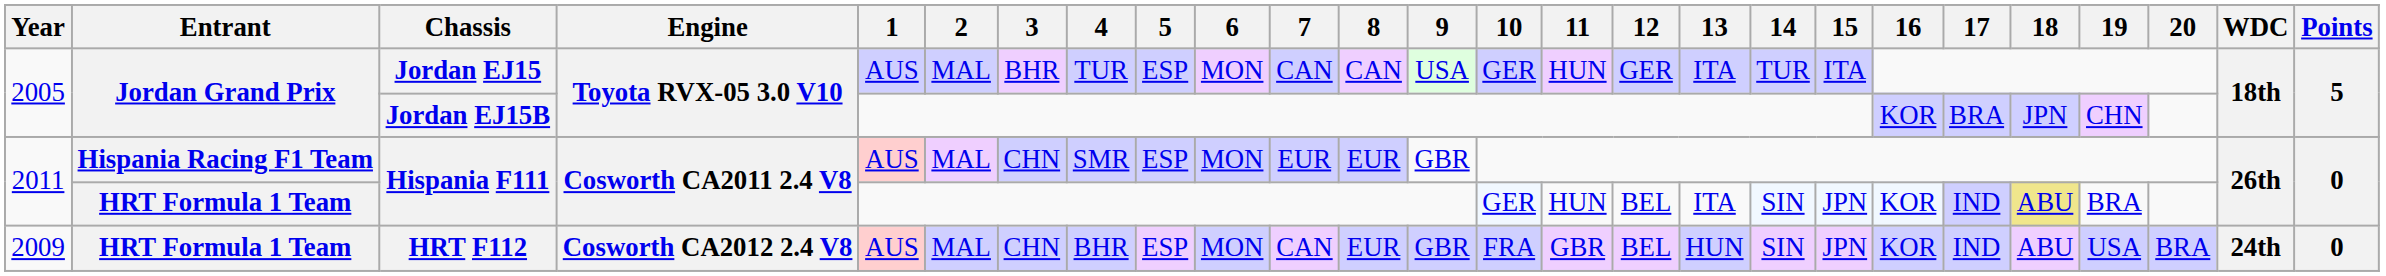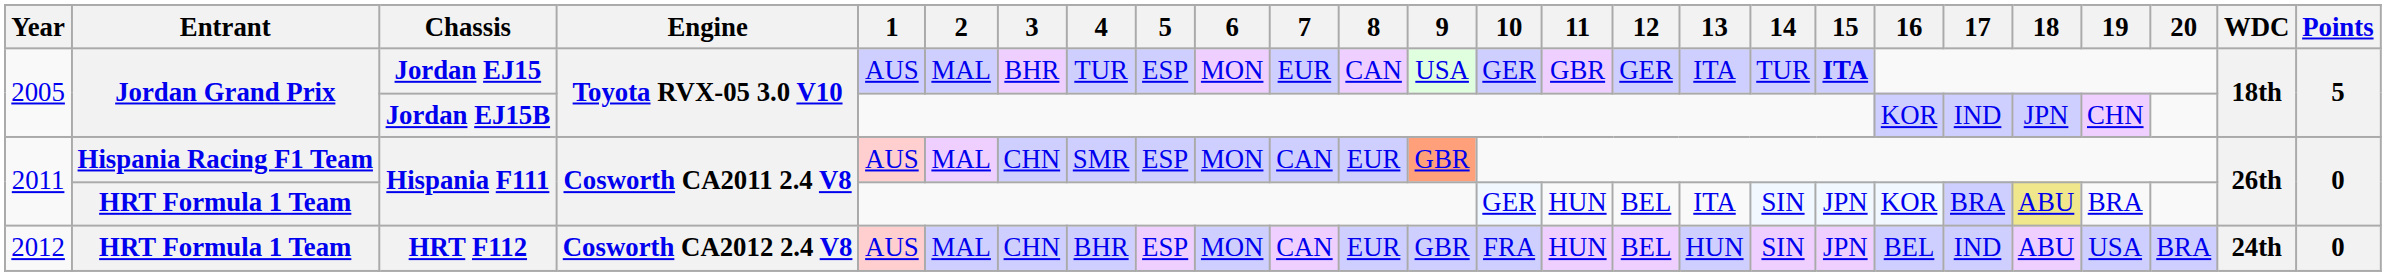(1304, 70) CAN -> (1304, 70) EUR
(1578, 70) HUN -> (1578, 70) GBR
(1845, 70) normal -> (1845, 70) bold
(1977, 114) BRA -> (1978, 114) IND
(1304, 158) EUR -> (1304, 158) CAN
(1442, 158) no background -> (1442, 158) lightsalmon background
(1977, 203) IND -> (1978, 203) BRA
(38, 247) 2009 -> (38, 247) 2012
(1578, 247) GBR -> (1578, 247) HUN
(1908, 247) KOR -> (1909, 247) BEL
